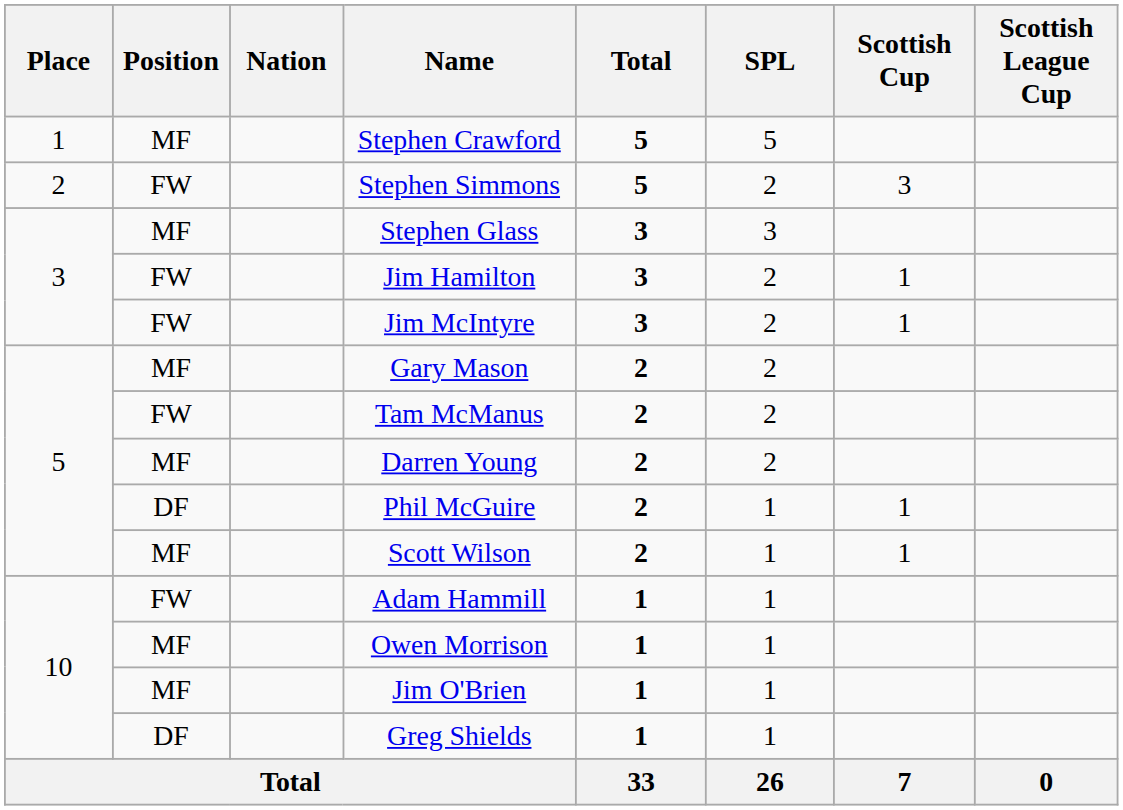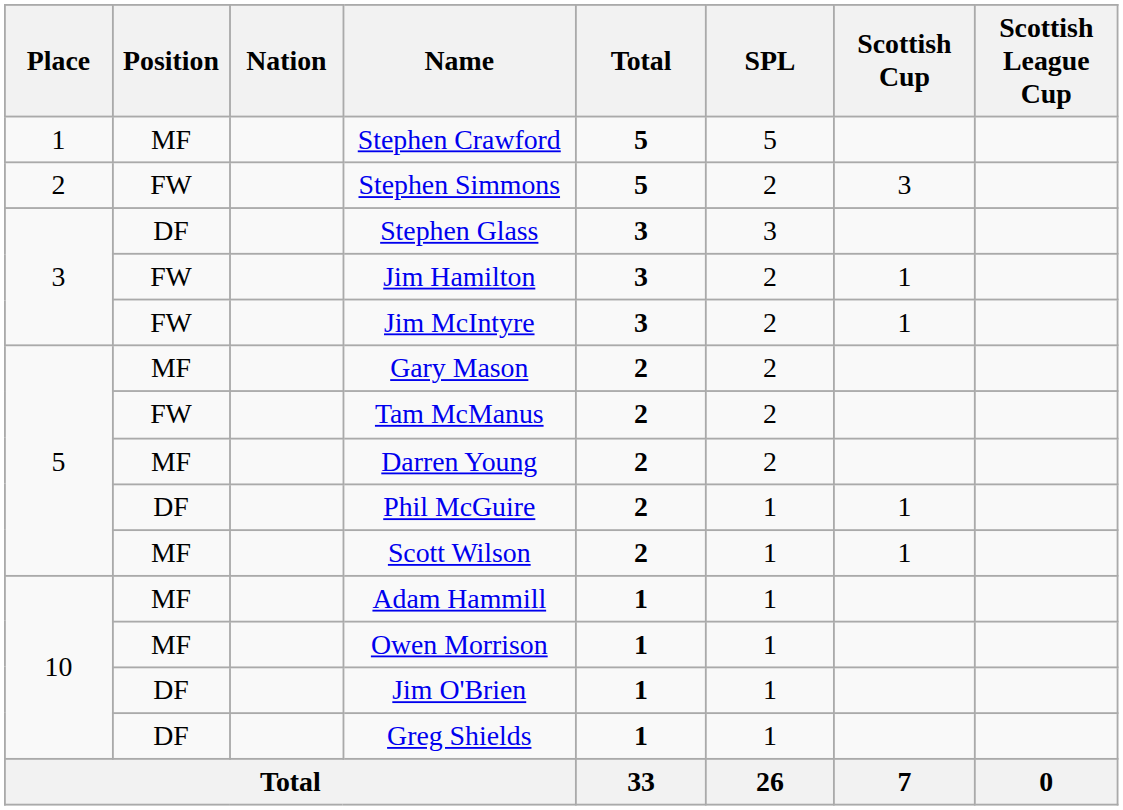(171, 231) MF -> (171, 231) DF
(171, 598) FW -> (171, 598) MF
(171, 689) MF -> (171, 689) DF
